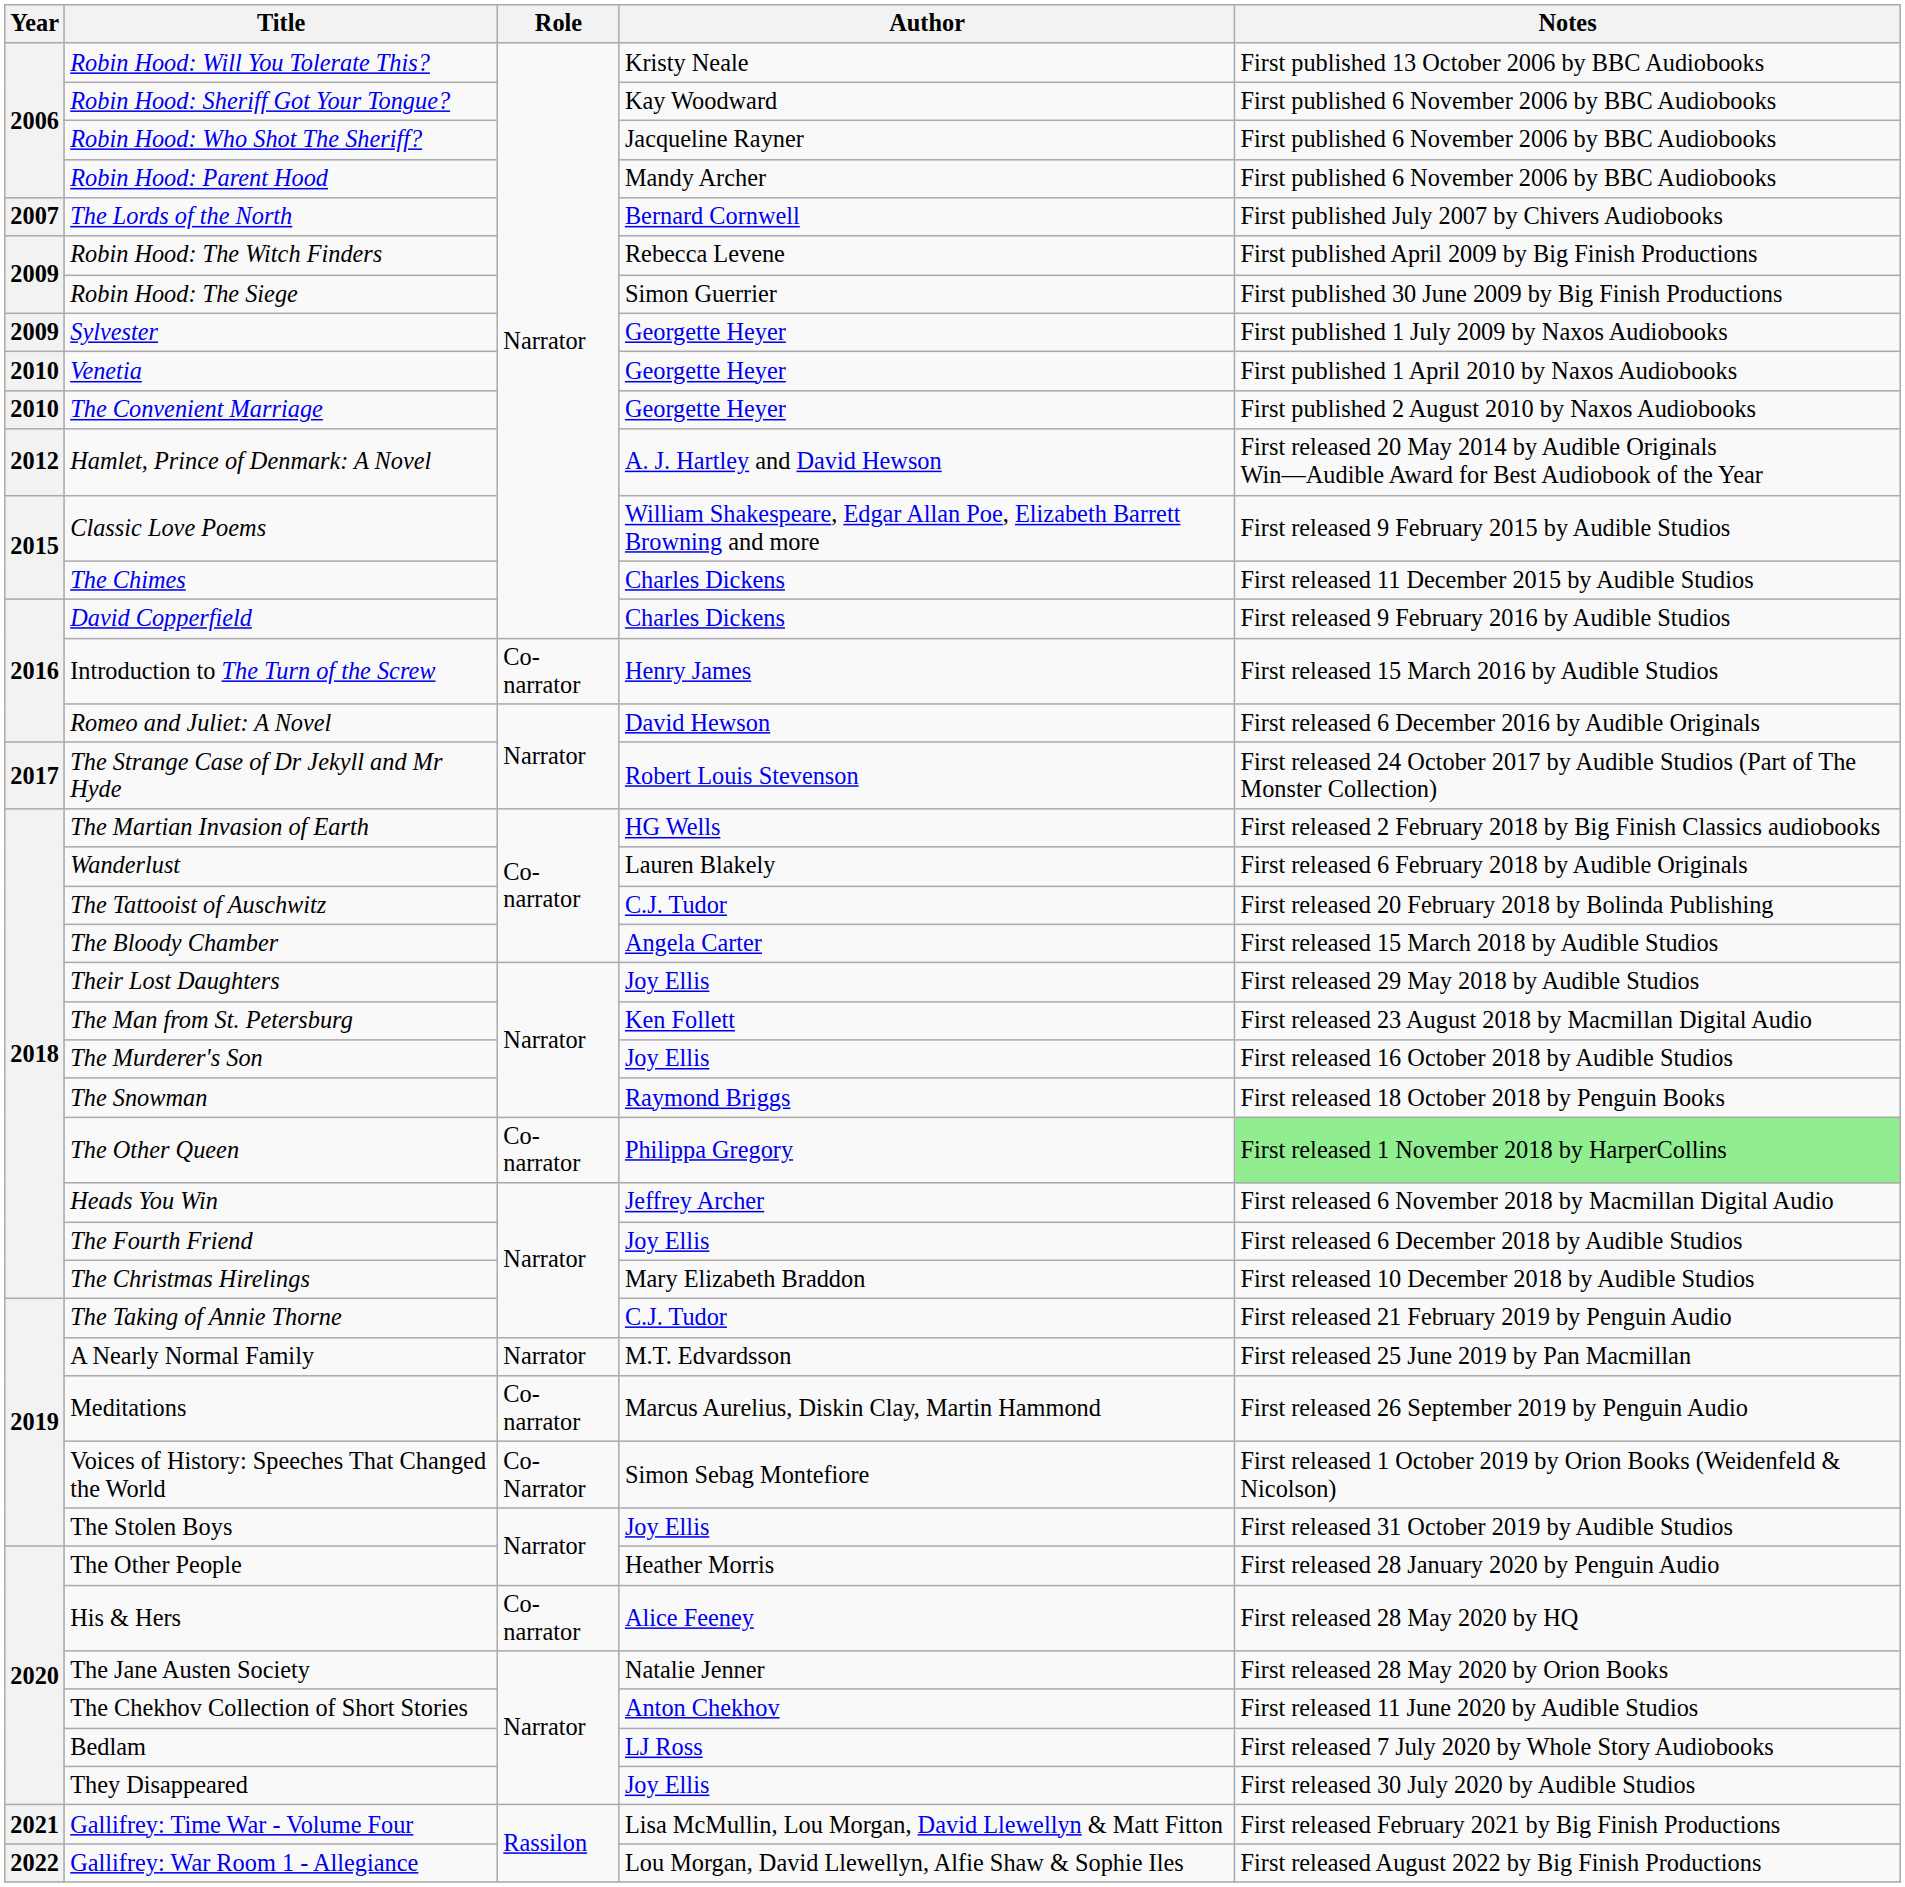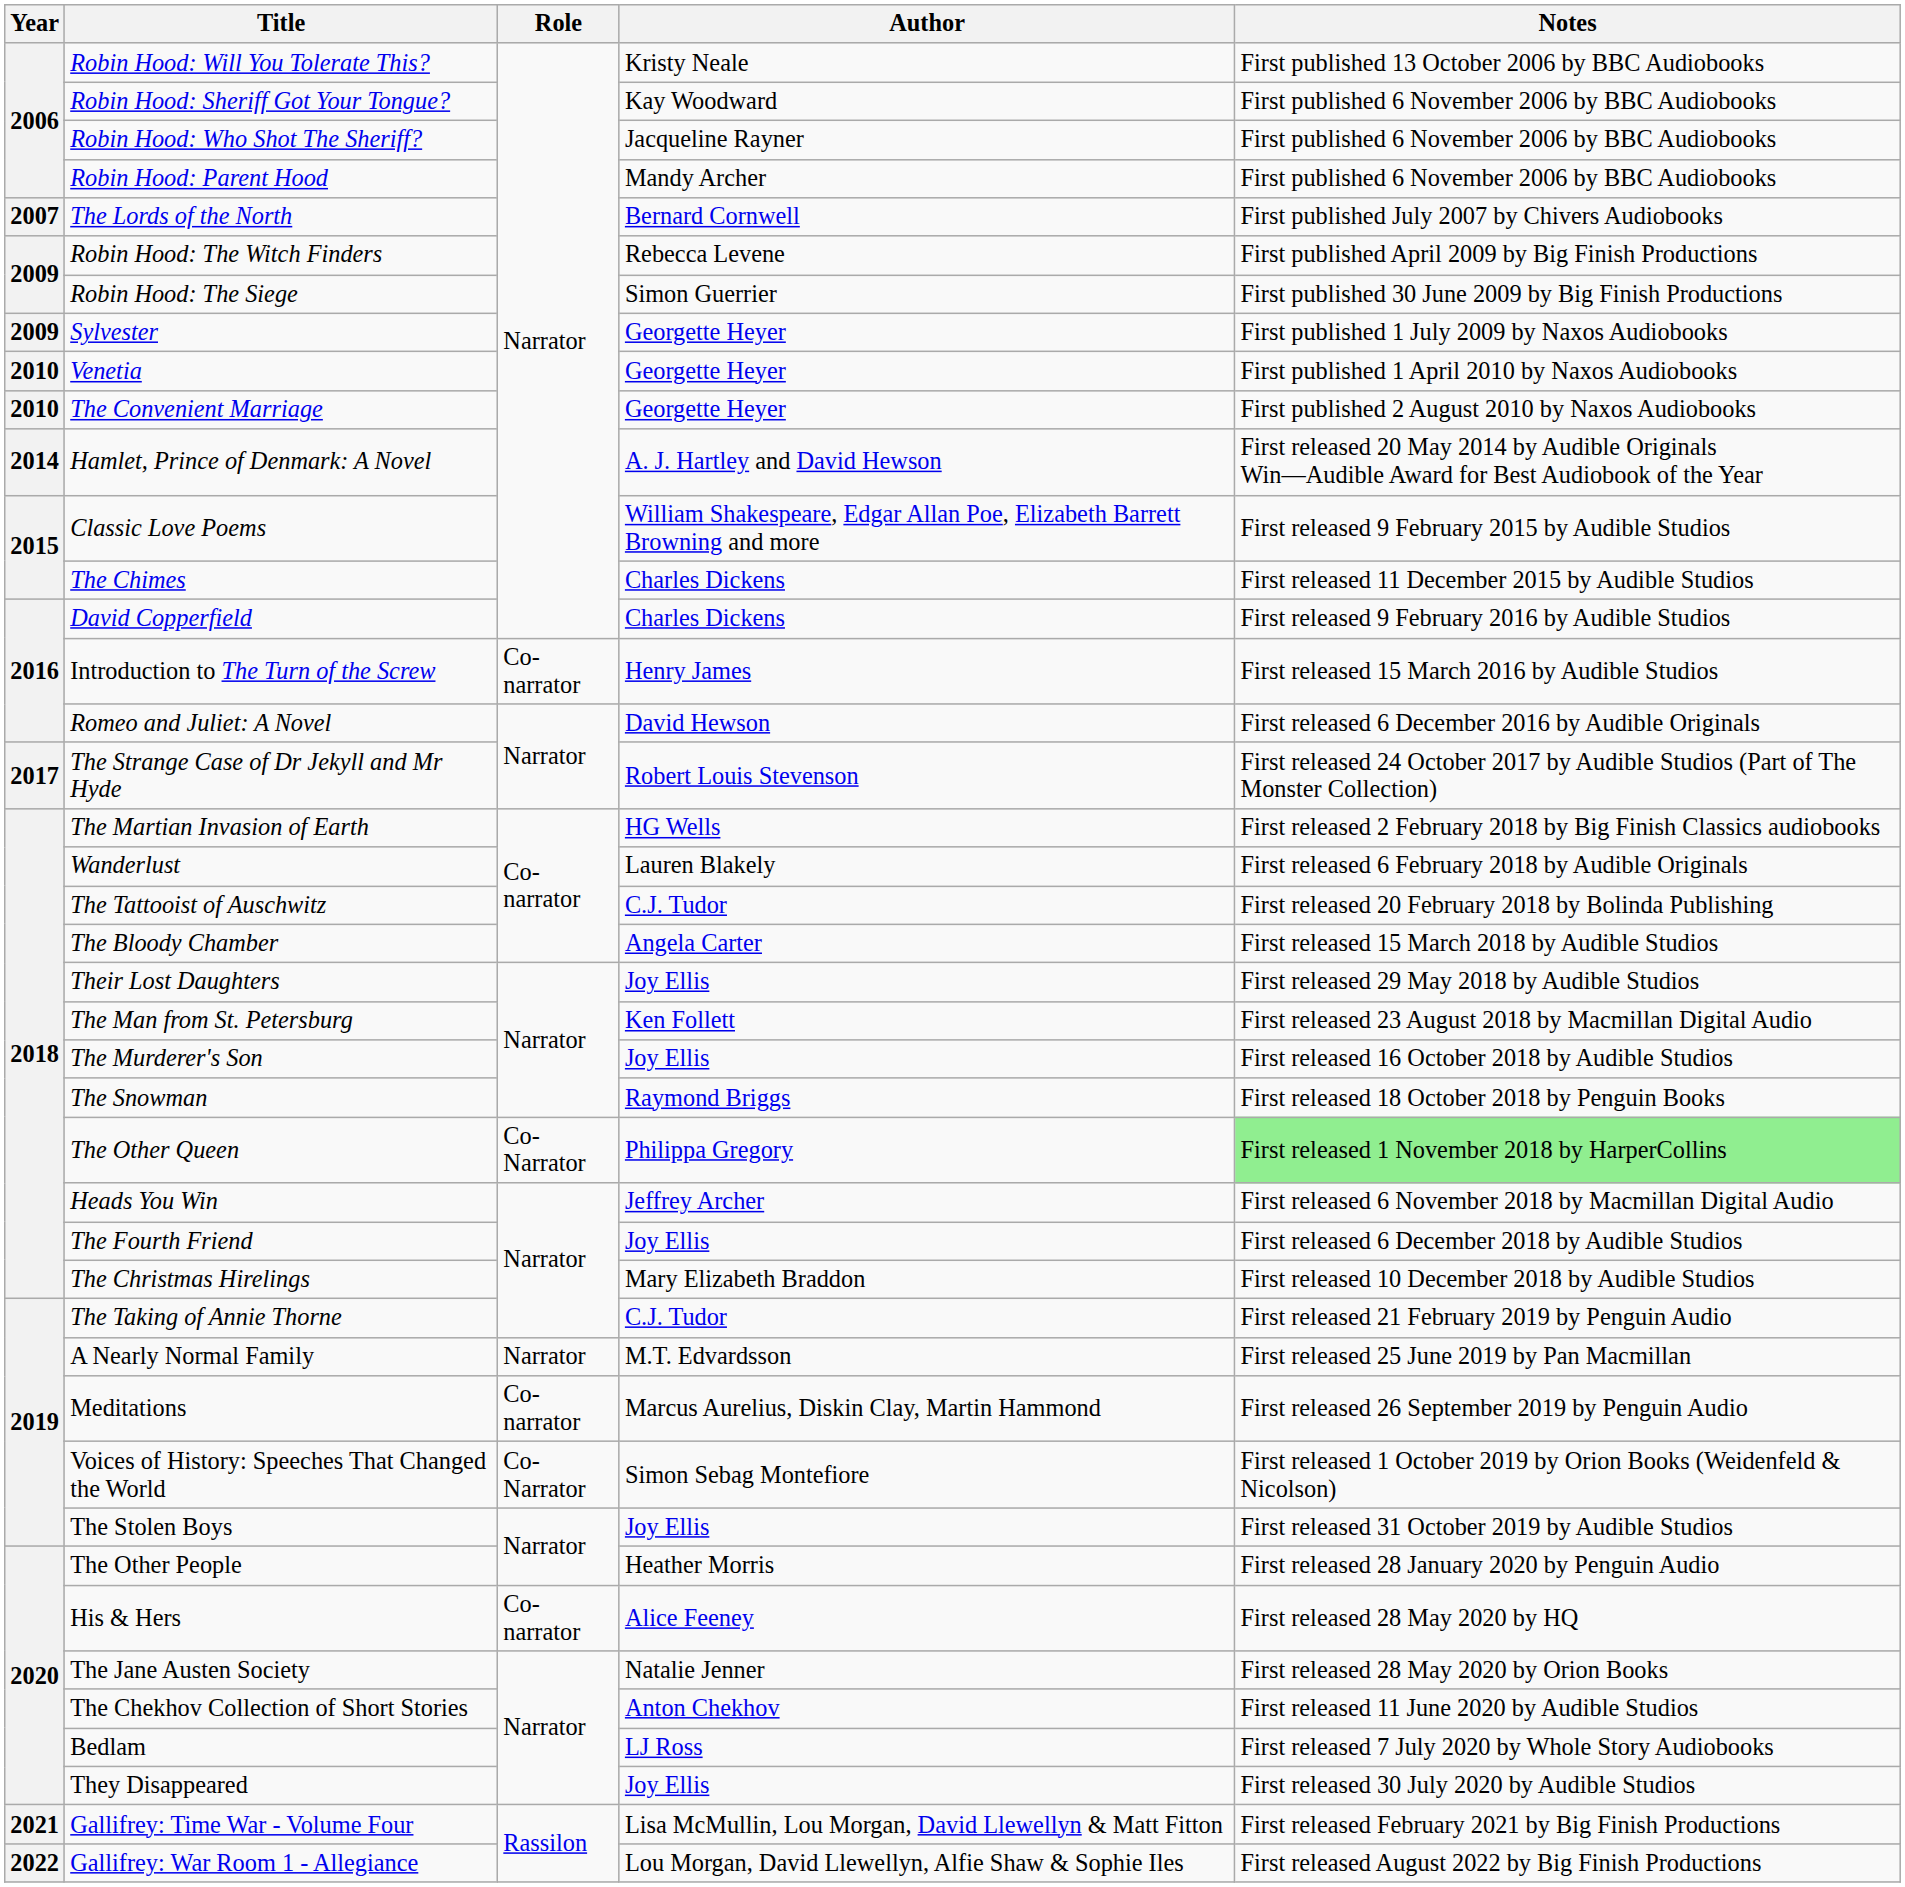(35, 461) 2012 -> (35, 461) 2014
(542, 1149) Co-narrator -> (545, 1149) Co-Narrator
